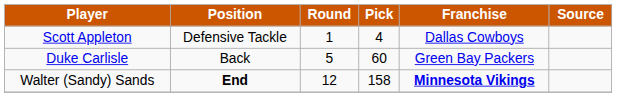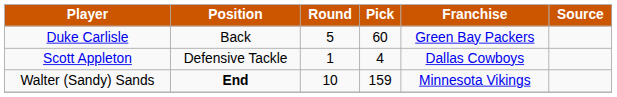rows swapped: (87, 37) <-> (87, 59)
(329, 80) 12 -> (330, 80) 10
(379, 80) 158 -> (380, 80) 159
(474, 80) bold -> (475, 80) normal
